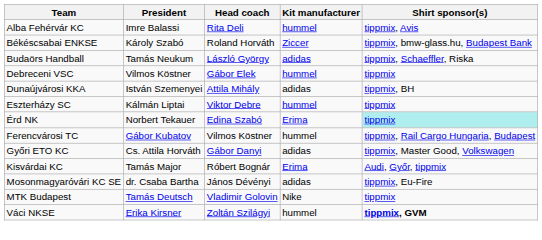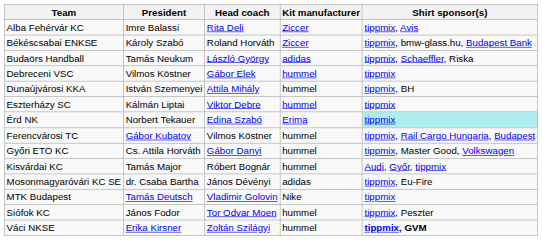(299, 28) hummel -> (295, 28) Ziccer
(296, 89) adidas -> (299, 89) hummel
(296, 151) adidas -> (299, 151) hummel
(295, 166) Erima -> (299, 166) hummel
+ row: (28, 212)
